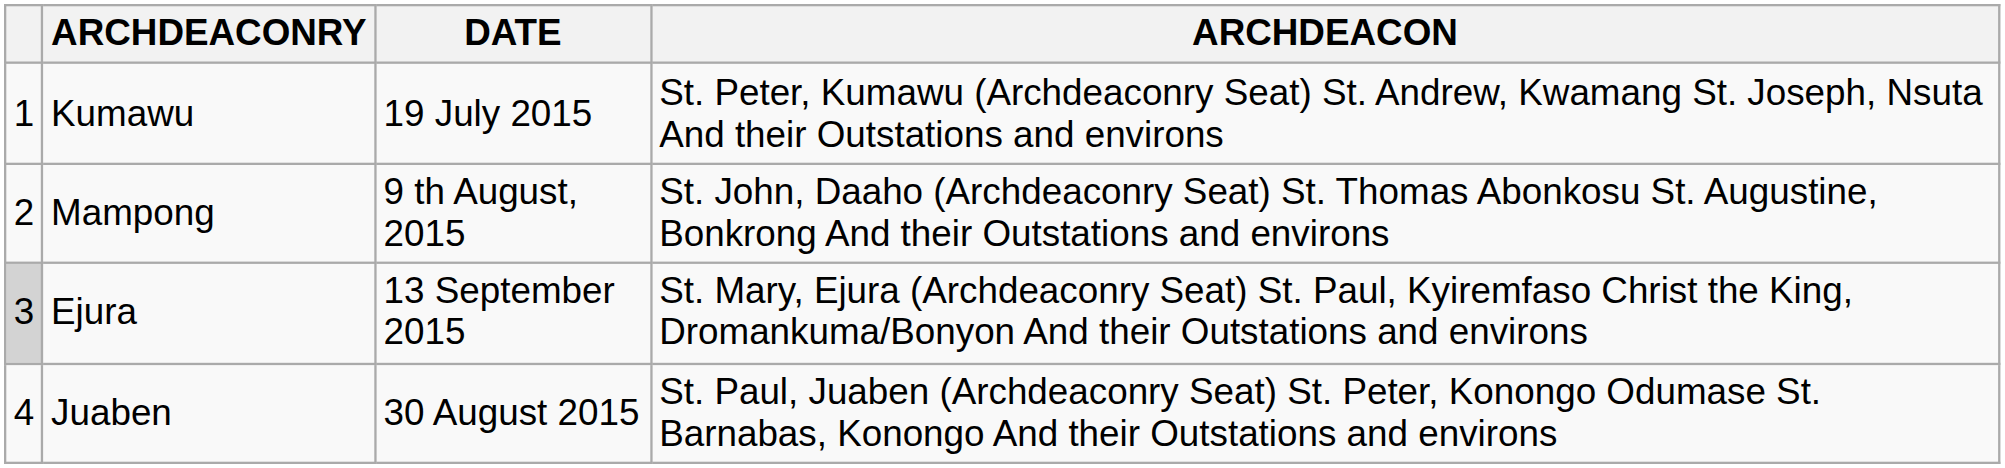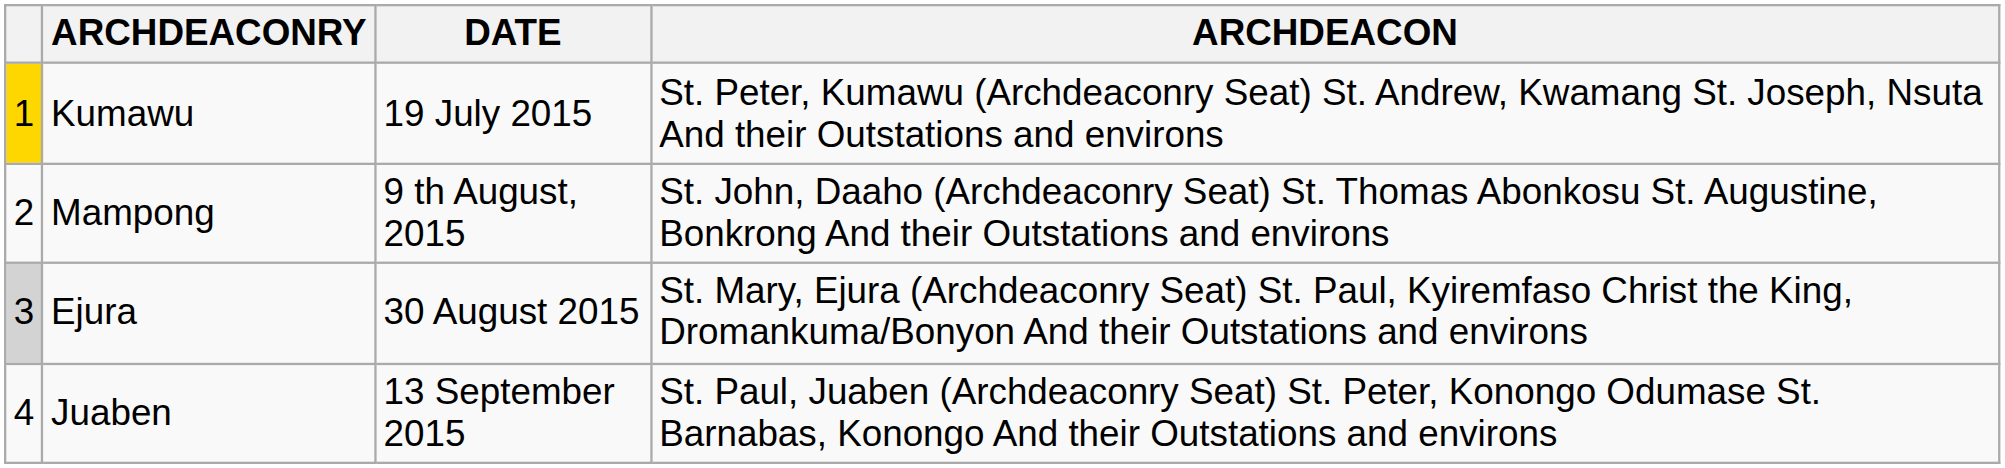(24, 112) no background -> (24, 112) gold background
(499, 312) 13 September 2015 -> (511, 312) 30 August 2015
(511, 412) 30 August 2015 -> (499, 412) 13 September 2015
